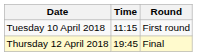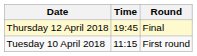rows swapped: (56, 28) <-> (58, 43)
